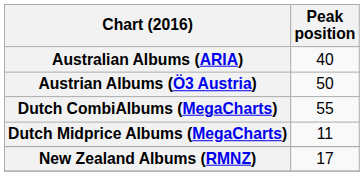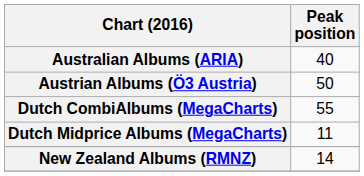(325, 158) 17 -> (325, 158) 14
